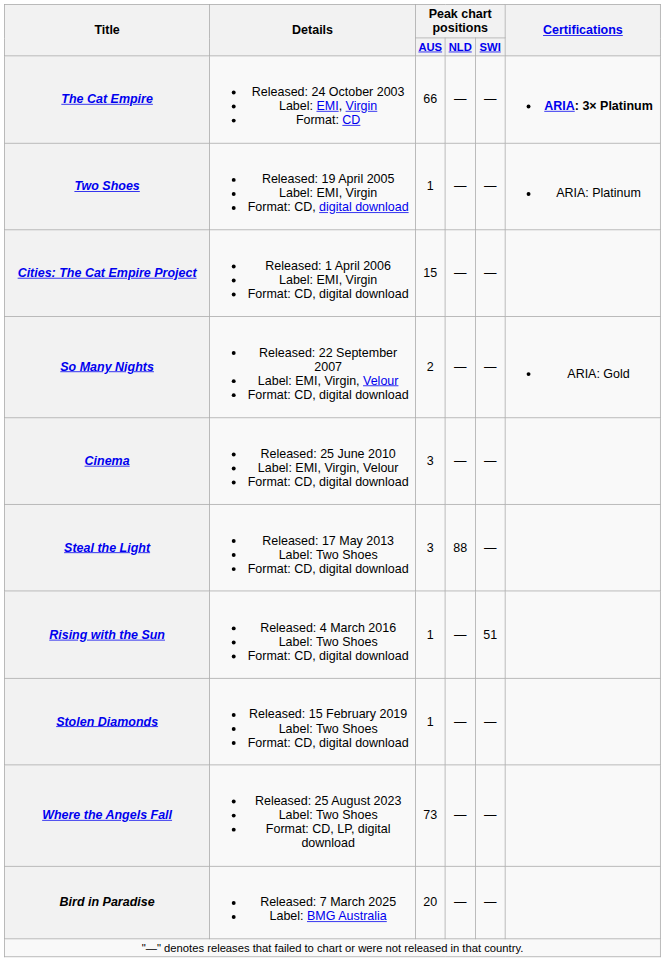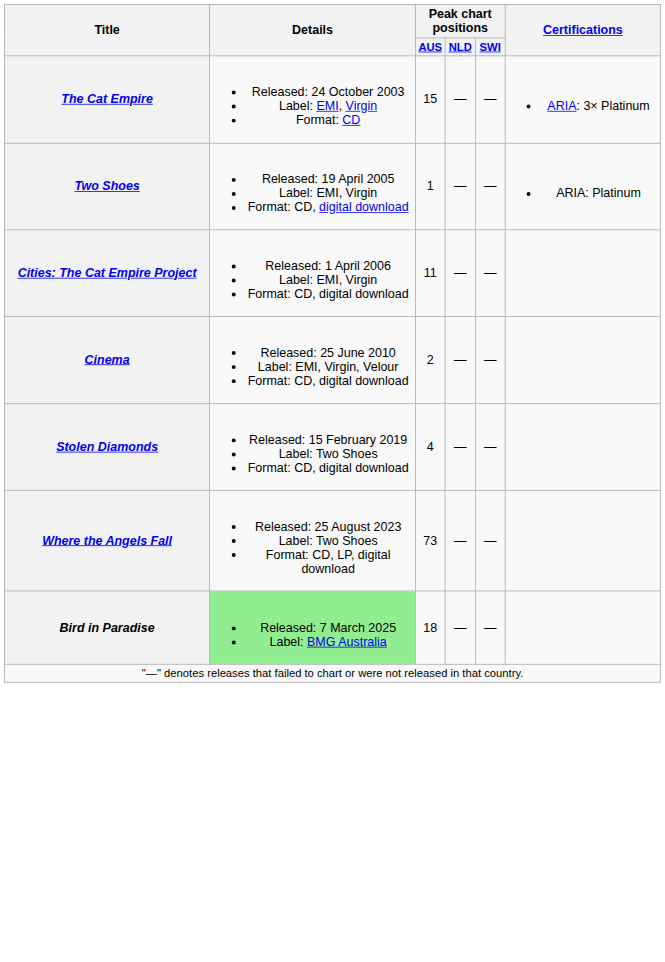(430, 99) 66 -> (430, 99) 15
(583, 106) bold -> (583, 106) normal
(430, 273) 15 -> (430, 273) 11
- row: (107, 367)
(430, 461) 3 -> (430, 360) 2
- row: (107, 547)
- row: (107, 634)
(430, 721) 1 -> (430, 447) 4
(313, 909) no background -> (313, 635) lightgreen background
(430, 902) 20 -> (430, 627) 18
